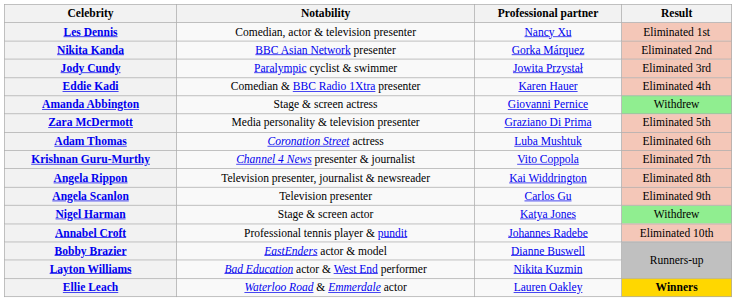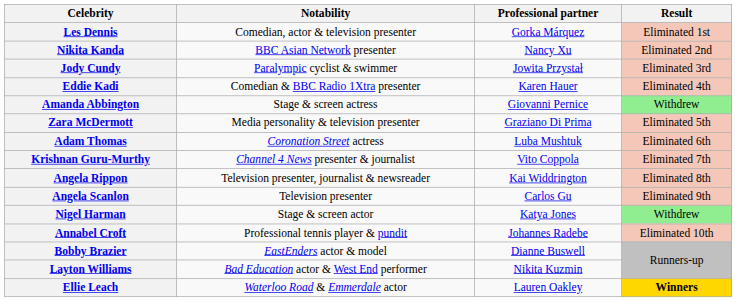(548, 31) Nancy Xu -> (548, 31) Gorka Márquez
(548, 50) Gorka Márquez -> (548, 50) Nancy Xu
